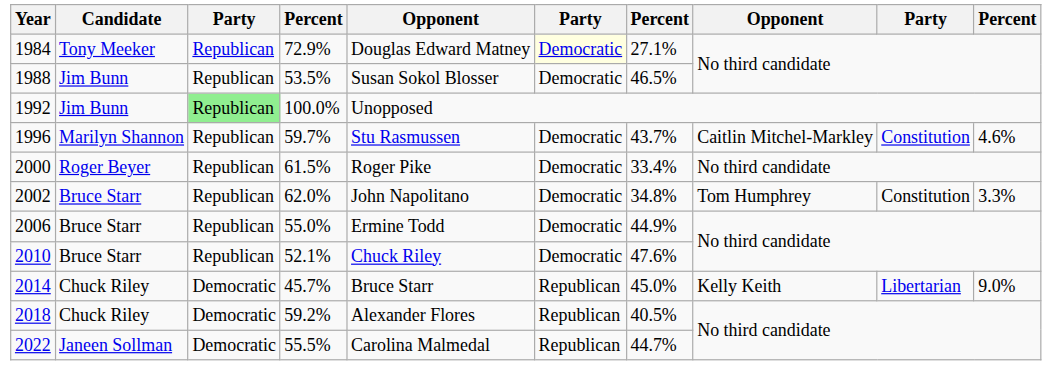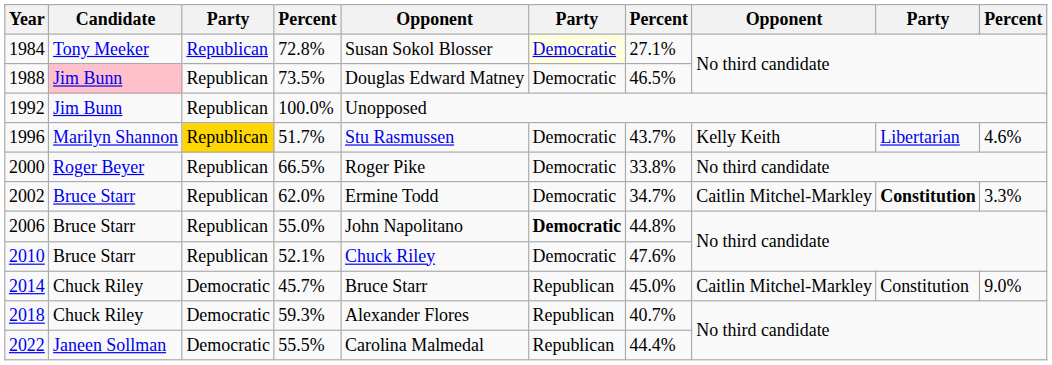(307, 48) 72.9% -> (301, 48) 72.8%
(441, 48) Douglas Edward Matney -> (419, 48) Susan Sokol Blosser
(94, 78) no background -> (88, 78) pink background
(307, 78) 53.5% -> (301, 78) 73.5%
(425, 78) Susan Sokol Blosser -> (435, 78) Douglas Edward Matney
(233, 108) lightgreen background -> (227, 108) no background
(233, 137) no background -> (227, 137) gold background
(307, 137) 59.7% -> (301, 137) 51.7%
(785, 137) Caitlin Mitchel-Markley -> (738, 137) Kelly Keith
(926, 137) Constitution -> (920, 137) Libertarian
(307, 167) 61.5% -> (301, 167) 66.5%
(654, 167) 33.4% -> (653, 167) 33.8%
(410, 196) John Napolitano -> (392, 196) Ermine Todd
(654, 196) 34.8% -> (653, 196) 34.7%
(754, 196) Tom Humphrey -> (784, 196) Caitlin Mitchel-Markley
(926, 196) normal -> (928, 196) bold
(398, 226) Ermine Todd -> (404, 226) John Napolitano
(580, 226) normal -> (577, 226) bold
(654, 226) 44.9% -> (653, 226) 44.8%
(739, 285) Kelly Keith -> (784, 285) Caitlin Mitchel-Markley
(921, 285) Libertarian -> (925, 285) Constitution
(307, 315) 59.2% -> (301, 315) 59.3%
(654, 315) 40.5% -> (653, 315) 40.7%
(654, 344) 44.7% -> (653, 344) 44.4%
